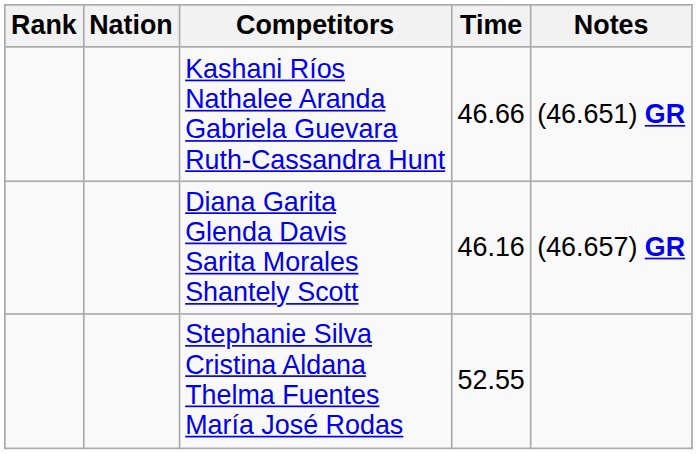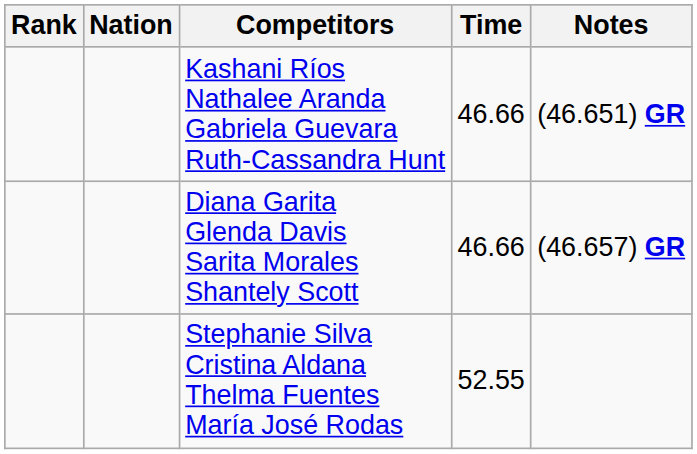(491, 247) 46.16 -> (491, 247) 46.66
